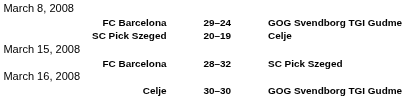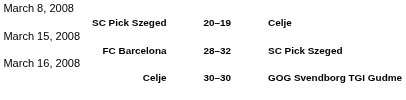- row: (135, 22)
